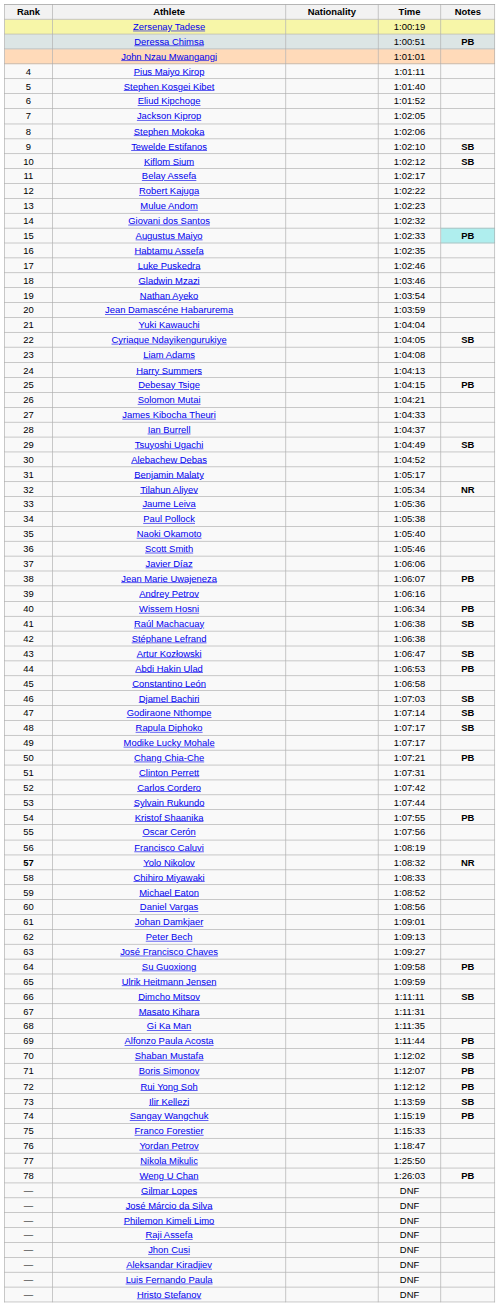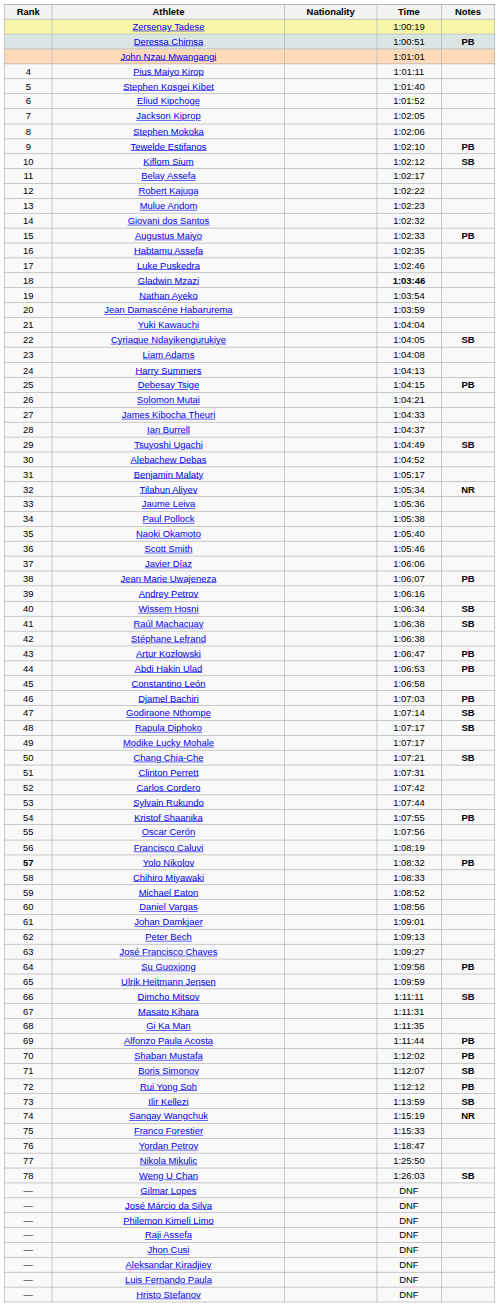(468, 146) SB -> (468, 146) PB
(468, 236) paleturquoise background -> (468, 236) no background
(410, 280) normal -> (409, 280) bold
(468, 609) PB -> (468, 609) SB
(468, 653) SB -> (468, 653) PB
(468, 698) SB -> (468, 698) PB
(468, 758) PB -> (468, 758) SB
(468, 862) NR -> (468, 862) PB
(468, 1056) SB -> (468, 1056) PB
(468, 1071) PB -> (468, 1071) SB
(468, 1116) PB -> (468, 1116) NR
(468, 1176) PB -> (468, 1176) SB
